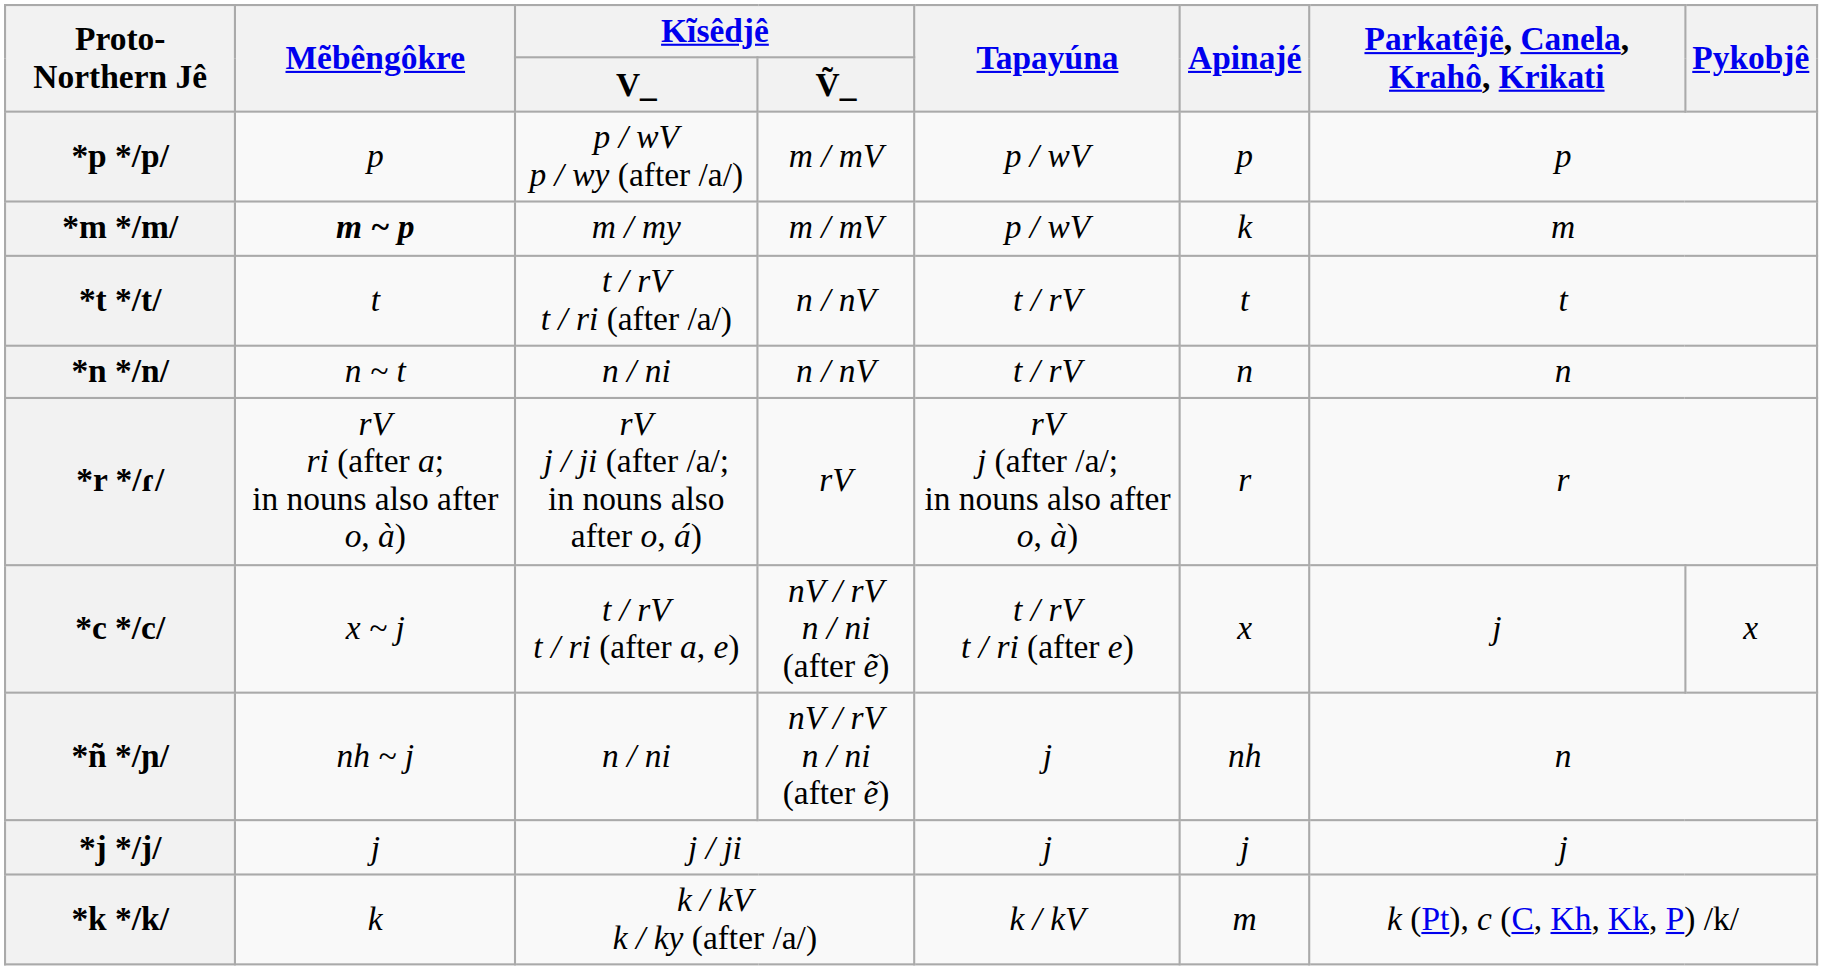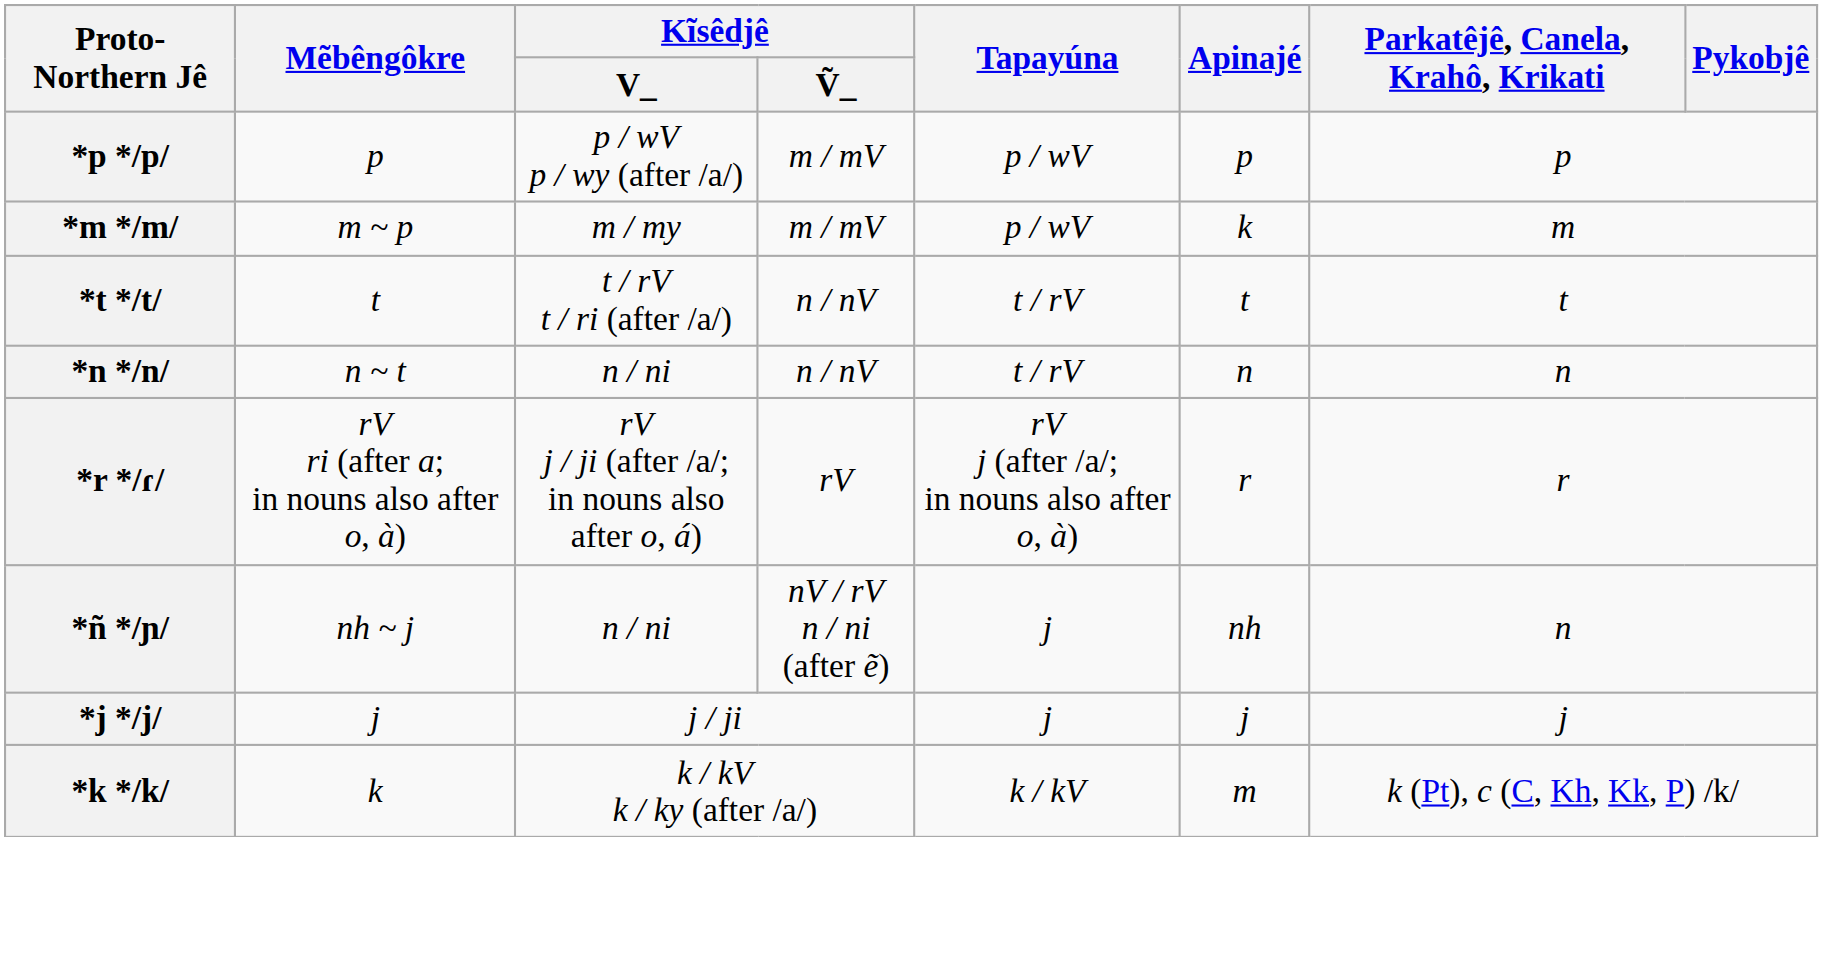(375, 227) bold -> (375, 227) normal
- row: (120, 627)
